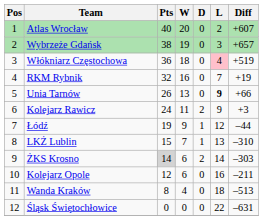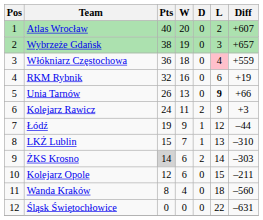(243, 61) +519 -> (243, 61) +559
(219, 77) 7 -> (219, 77) 6
(219, 175) 16 -> (219, 175) 15
(243, 191) –513 -> (243, 191) –560
